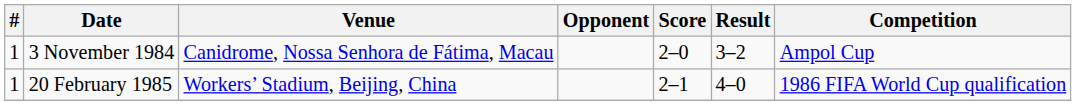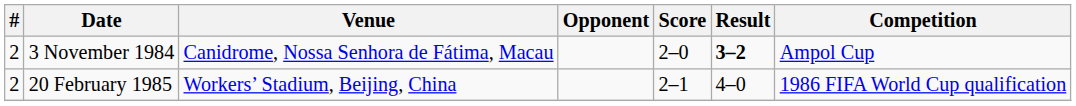(14, 52) 1 -> (14, 52) 2
(731, 52) normal -> (731, 52) bold
(14, 84) 1 -> (14, 84) 2
